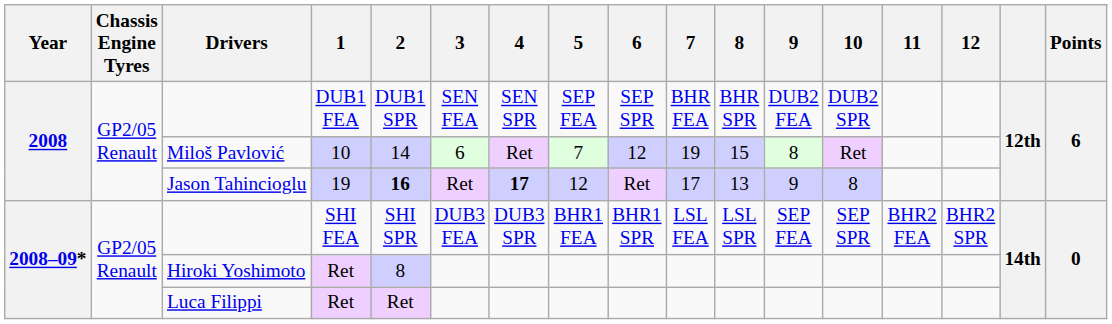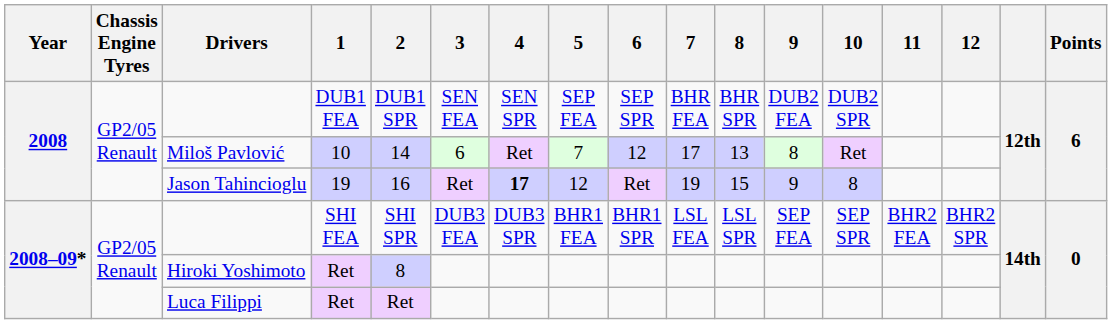(690, 151) 19 -> (690, 151) 17
(739, 151) 15 -> (739, 151) 13
(400, 183) bold -> (400, 183) normal
(690, 183) 17 -> (690, 183) 19
(739, 183) 13 -> (739, 183) 15
